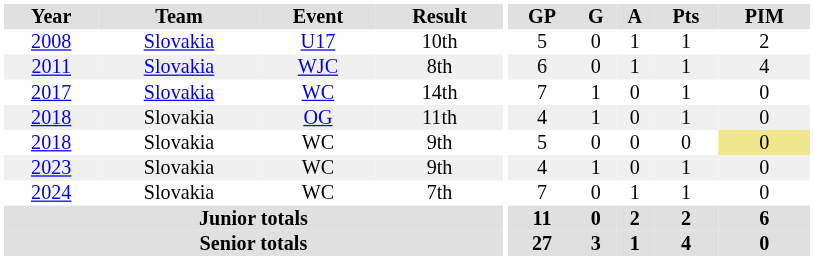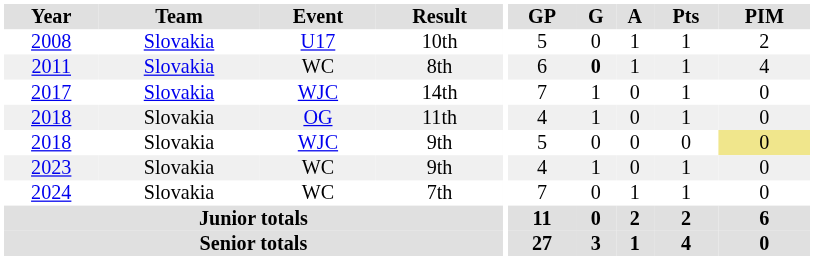(318, 66) WJC -> (318, 66) WC
(596, 66) normal -> (596, 66) bold
(318, 92) WC -> (318, 92) WJC
(318, 142) WC -> (318, 142) WJC
